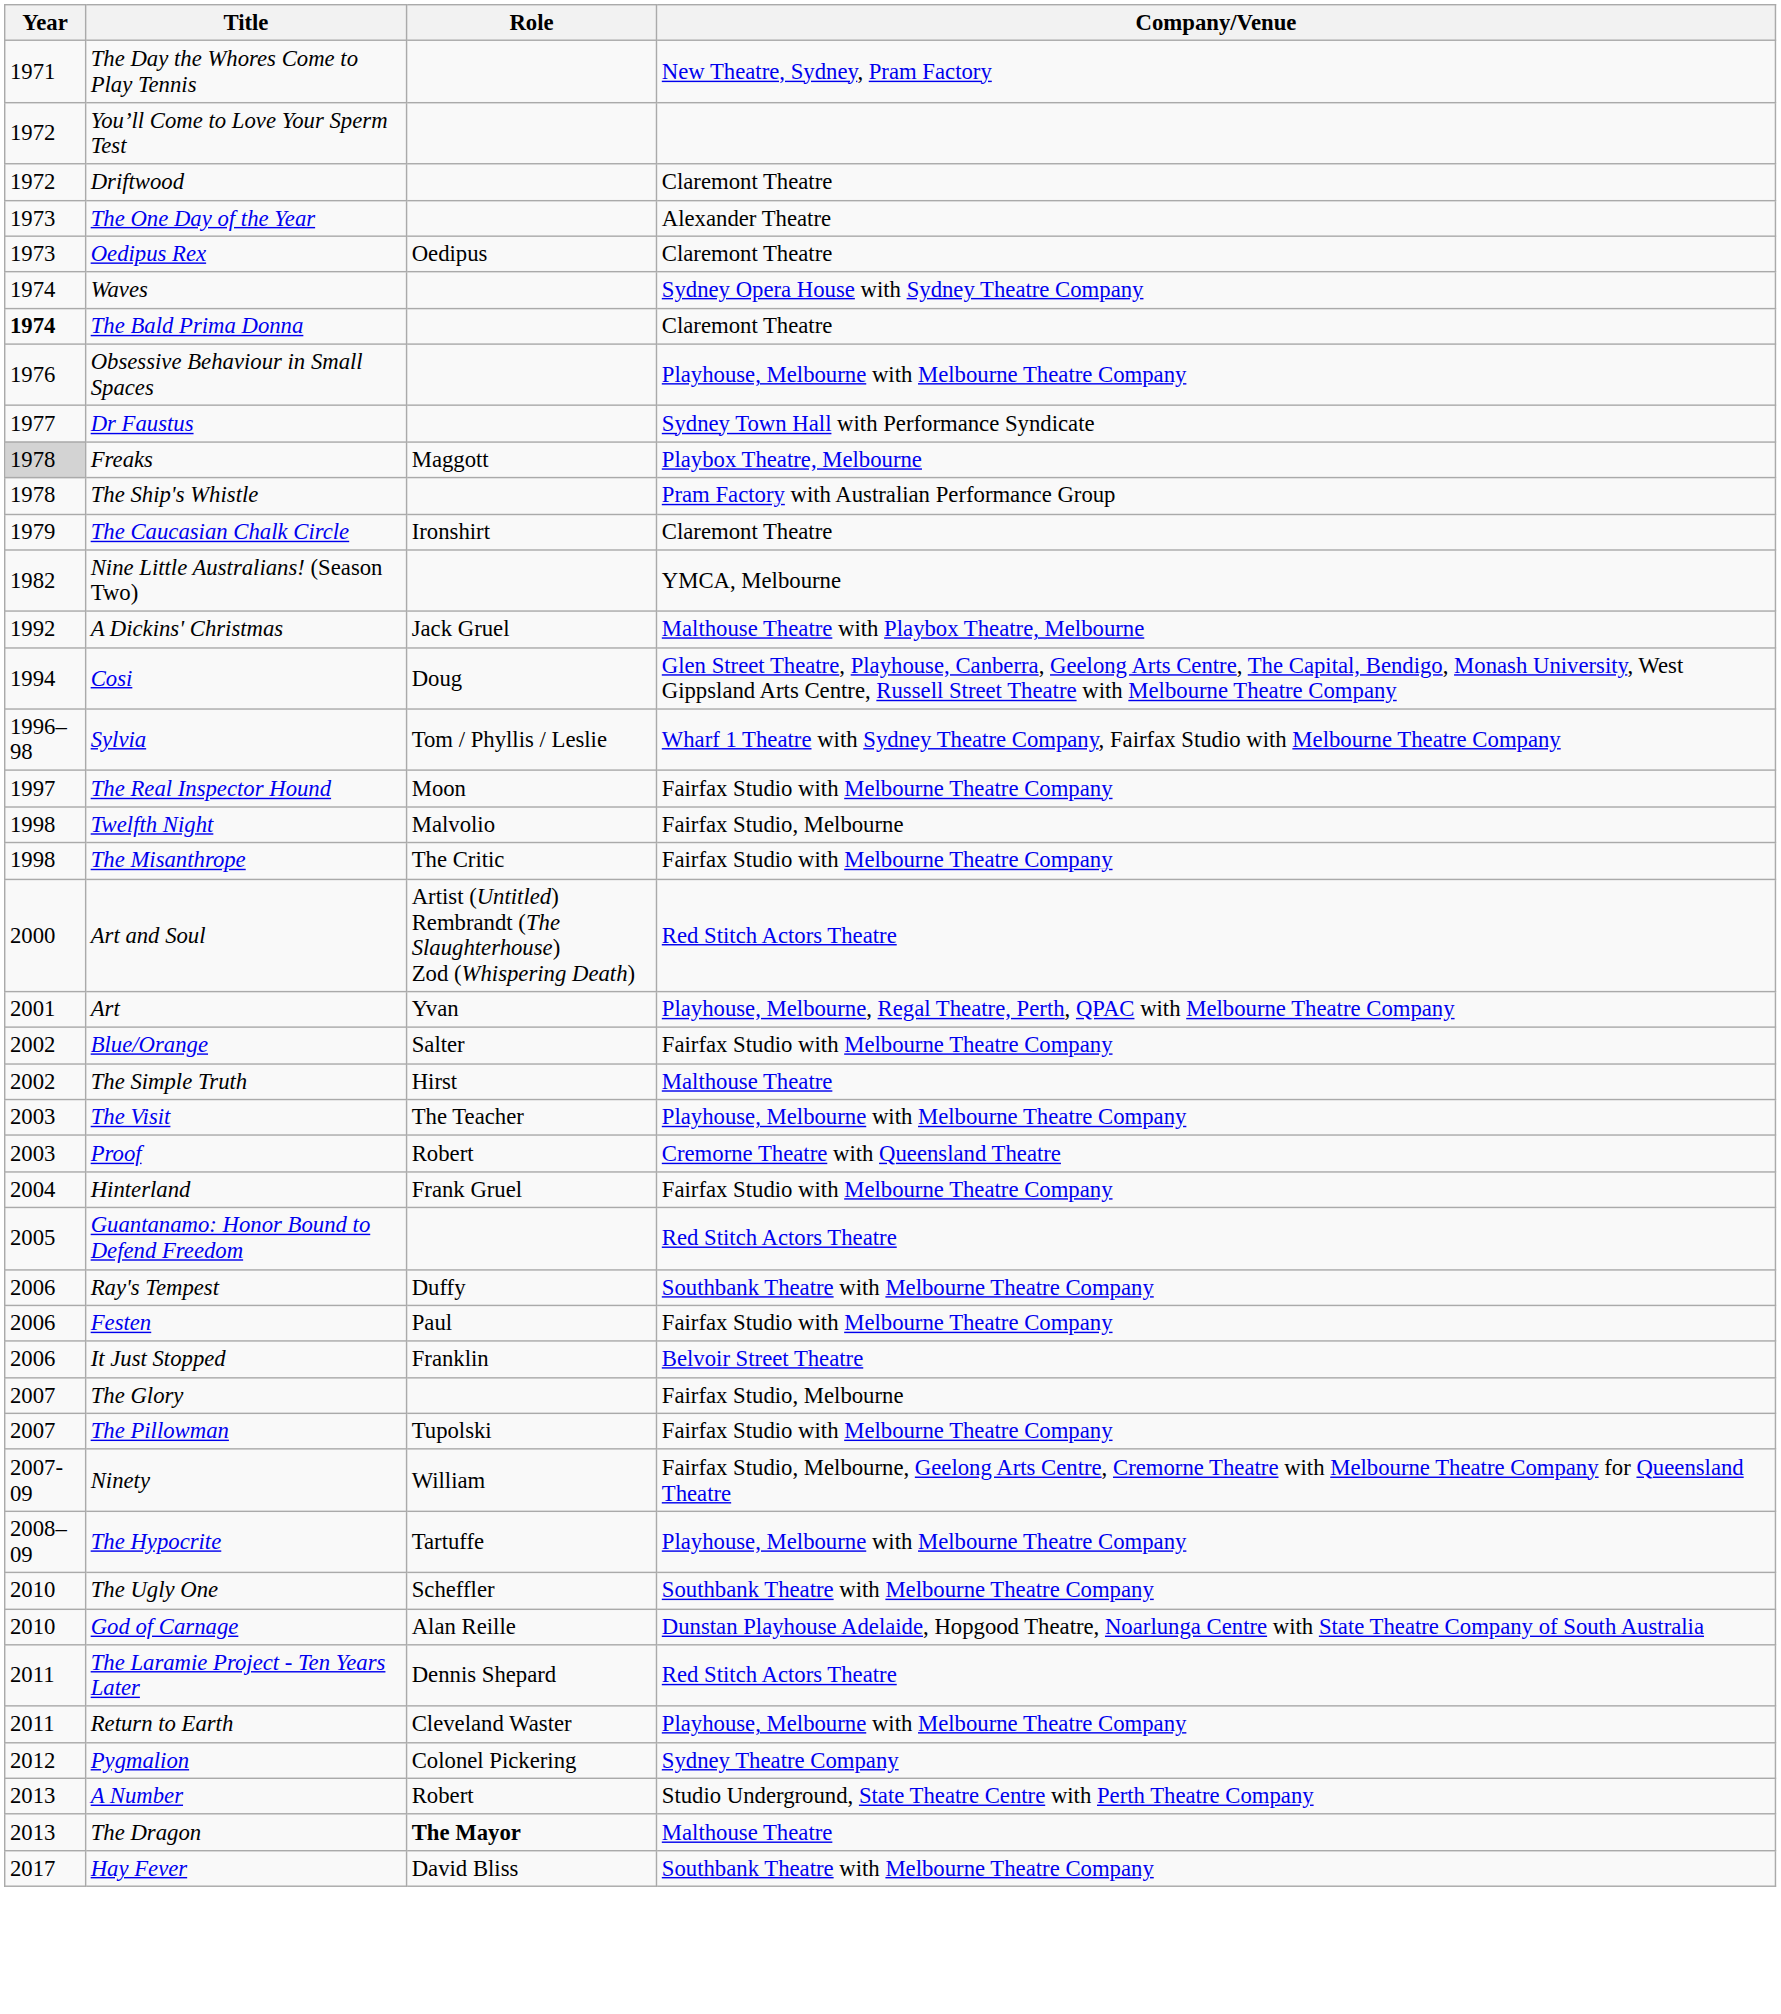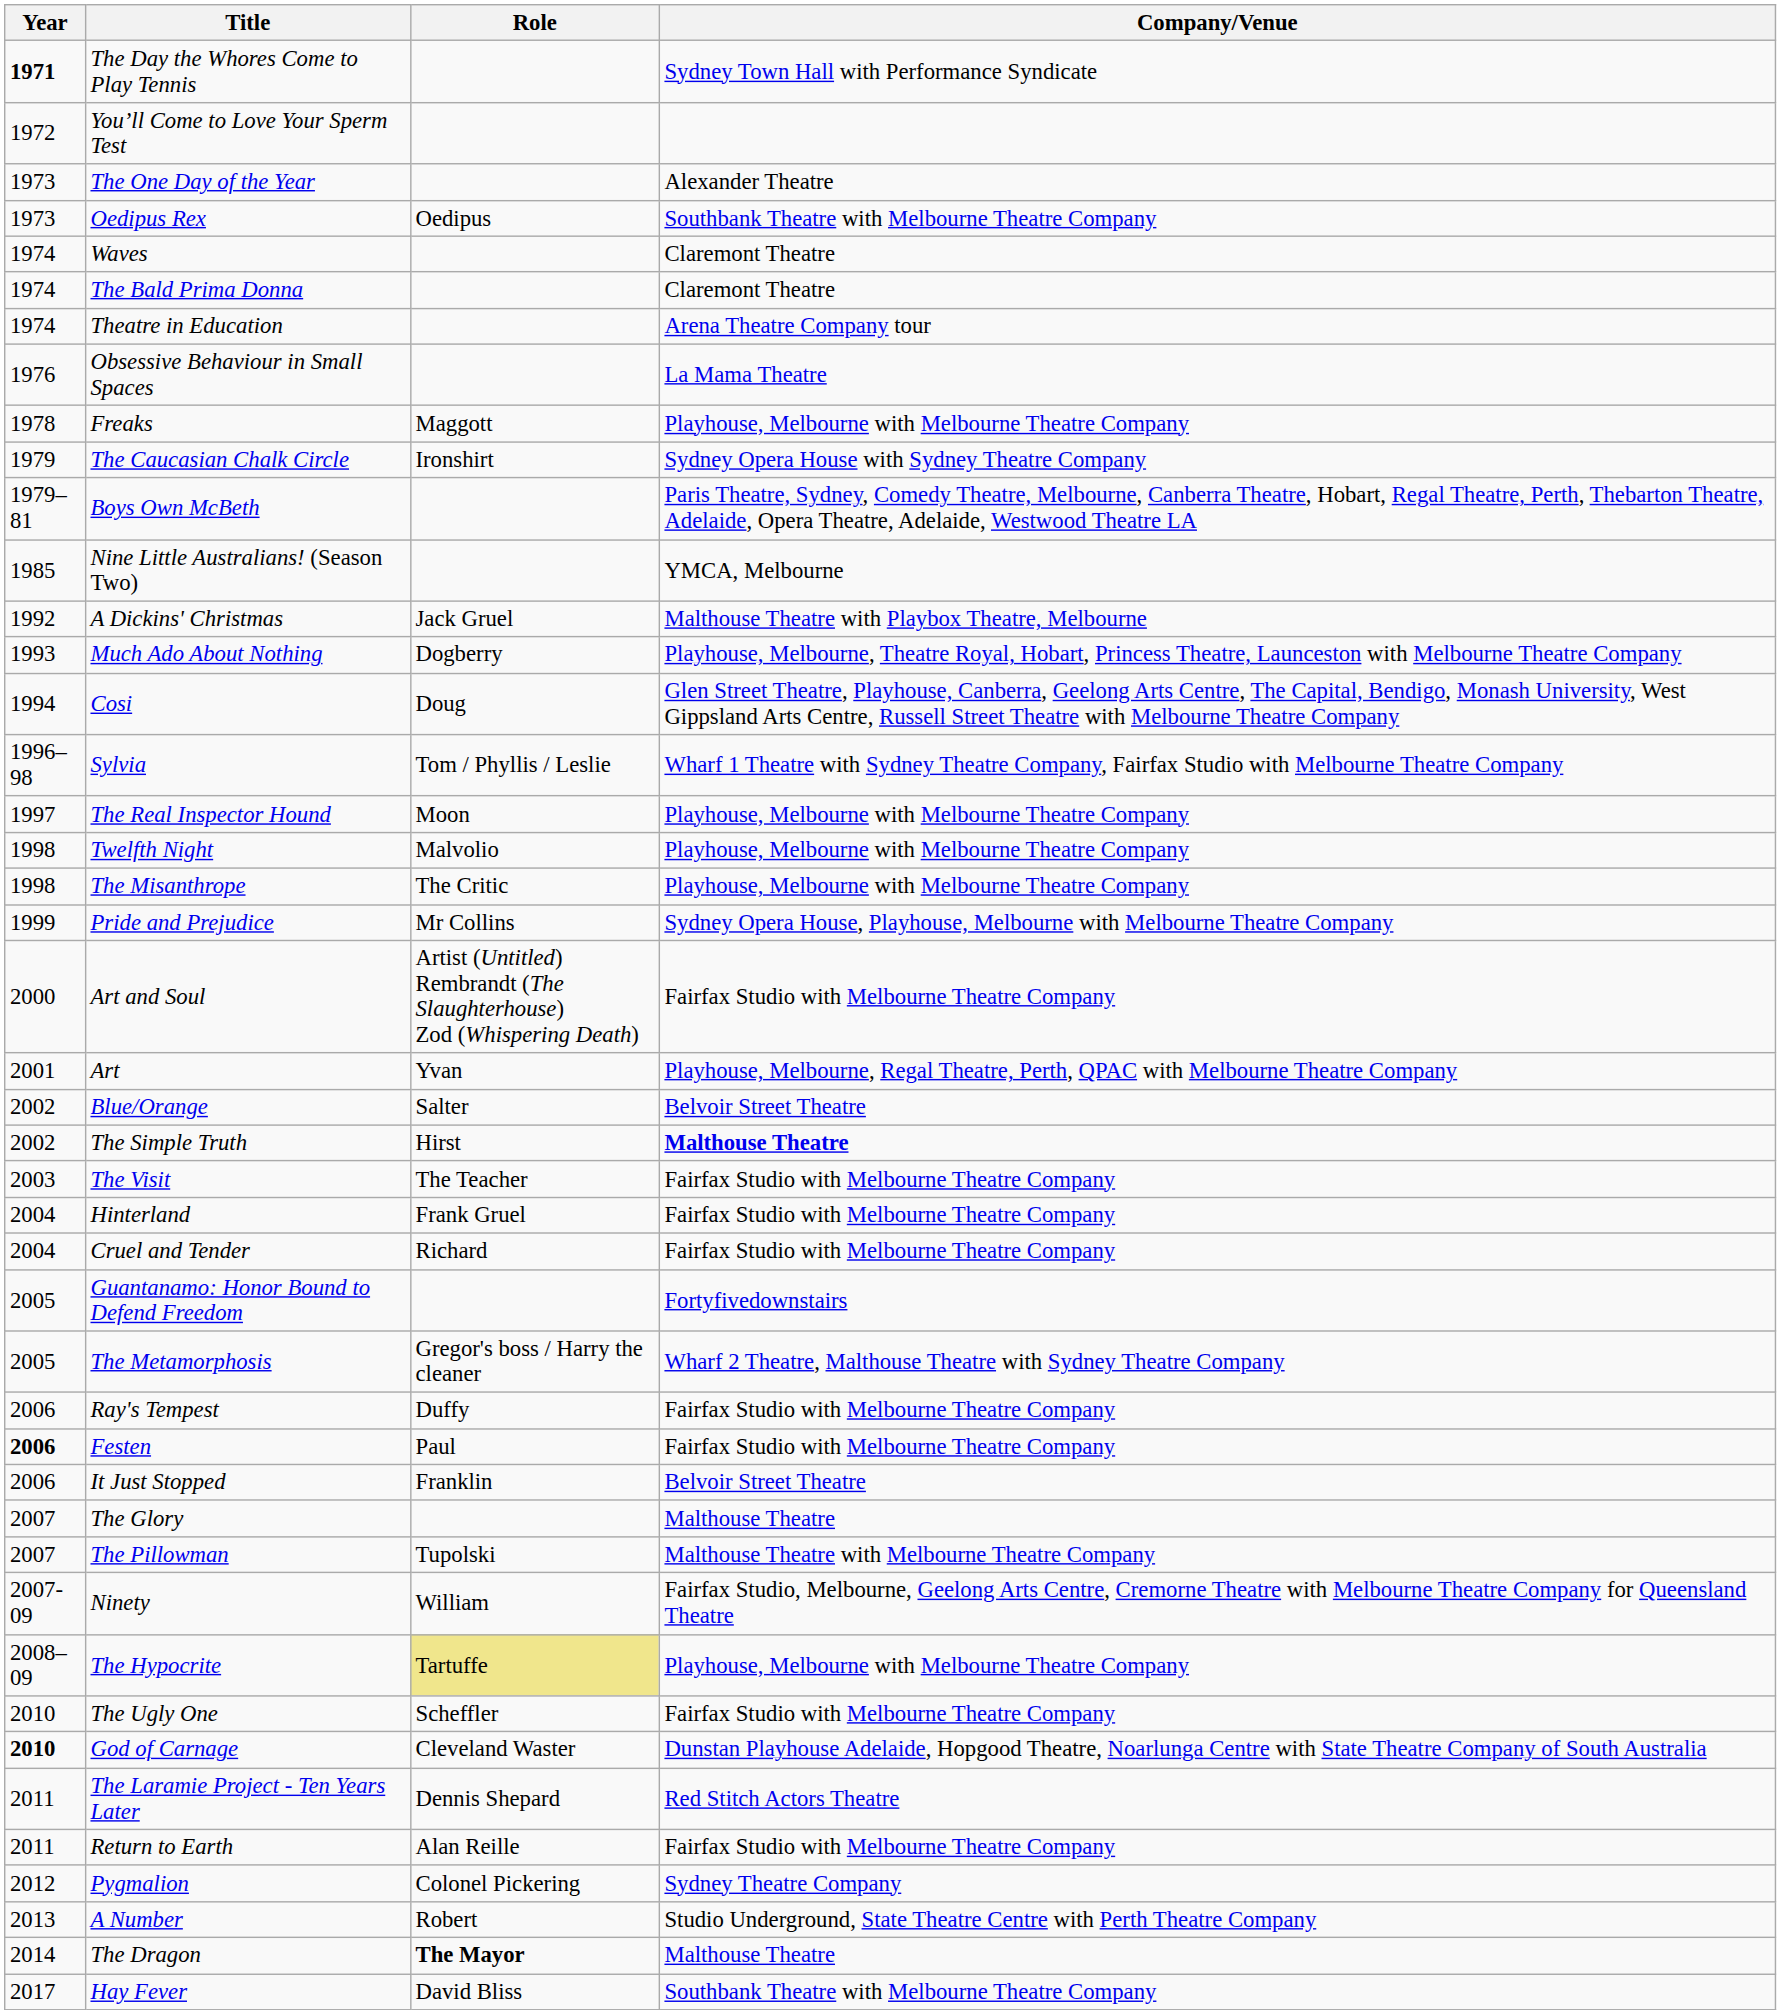(33, 71) normal -> (33, 71) bold
(827, 71) New Theatre, Sydney, Pram Factory -> (881, 71) Sydney Town Hall with Performance Syndicate
- row: (137, 181)
(747, 253) Claremont Theatre -> (910, 217) Southbank Theatre with Melbourne Theatre Company
(903, 289) Sydney Opera House with Sydney Theatre Company -> (750, 253) Claremont Theatre
(33, 325) bold -> (33, 289) normal
+ row: (187, 325)
(924, 374) Playhouse, Melbourne with Melbourne Theatre Company -> (746, 374) La Mama Theatre
- row: (142, 423)
(33, 459) lightgrey background -> (33, 423) no background
(792, 459) Playbox Theatre, Melbourne -> (927, 423) Playhouse, Melbourne with Melbourne Theatre Company
- row: (175, 495)
(747, 531) Claremont Theatre -> (905, 459) Sydney Opera House with Sydney Theatre Company
+ row: (175, 508)
(33, 580) 1982 -> (33, 569) 1985
+ row: (207, 654)
(887, 788) Fairfax Studio with Melbourne Theatre Company -> (927, 813) Playhouse, Melbourne with Melbourne Theatre Company
(783, 824) Fairfax Studio, Melbourne -> (927, 850) Playhouse, Melbourne with Melbourne Theatre Company
(887, 860) Fairfax Studio with Melbourne Theatre Company -> (927, 886) Playhouse, Melbourne with Melbourne Theatre Company
+ row: (182, 922)
(779, 934) Red Stitch Actors Theatre -> (890, 996) Fairfax Studio with Melbourne Theatre Company
(887, 1045) Fairfax Studio with Melbourne Theatre Company -> (765, 1106) Belvoir Street Theatre
(747, 1081) normal -> (756, 1142) bold
(924, 1117) Playhouse, Melbourne with Melbourne Theatre Company -> (890, 1178) Fairfax Studio with Melbourne Theatre Company
- row: (116, 1153)
+ row: (170, 1250)
(779, 1238) Red Stitch Actors Theatre -> (756, 1299) Fortyfivedownstairs
+ row: (181, 1361)
(908, 1287) Southbank Theatre with Melbourne Theatre Company -> (890, 1410) Fairfax Studio with Melbourne Theatre Company
(33, 1323) normal -> (33, 1446) bold
(783, 1395) Fairfax Studio, Melbourne -> (750, 1518) Malthouse Theatre
(887, 1431) Fairfax Studio with Melbourne Theatre Company -> (910, 1554) Malthouse Theatre with Melbourne Theatre Company
(448, 1541) no background -> (452, 1664) khaki background
(908, 1590) Southbank Theatre with Melbourne Theatre Company -> (890, 1713) Fairfax Studio with Melbourne Theatre Company
(33, 1626) normal -> (33, 1749) bold
(464, 1626) Alan Reille -> (495, 1749) Cleveland Waster
(492, 1724) Cleveland Waster -> (468, 1847) Alan Reille
(924, 1724) Playhouse, Melbourne with Melbourne Theatre Company -> (890, 1847) Fairfax Studio with Melbourne Theatre Company
(33, 1832) 2013 -> (33, 1955) 2014
